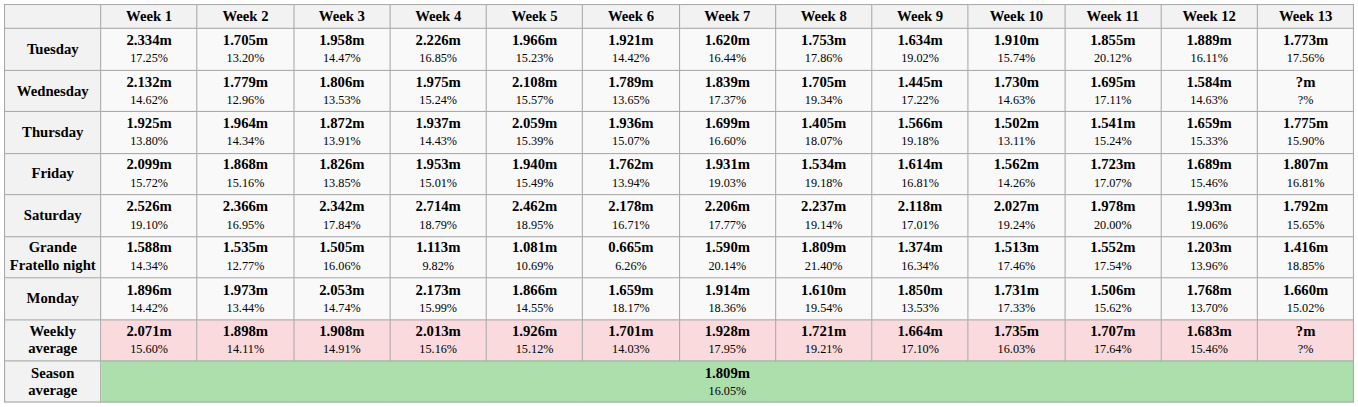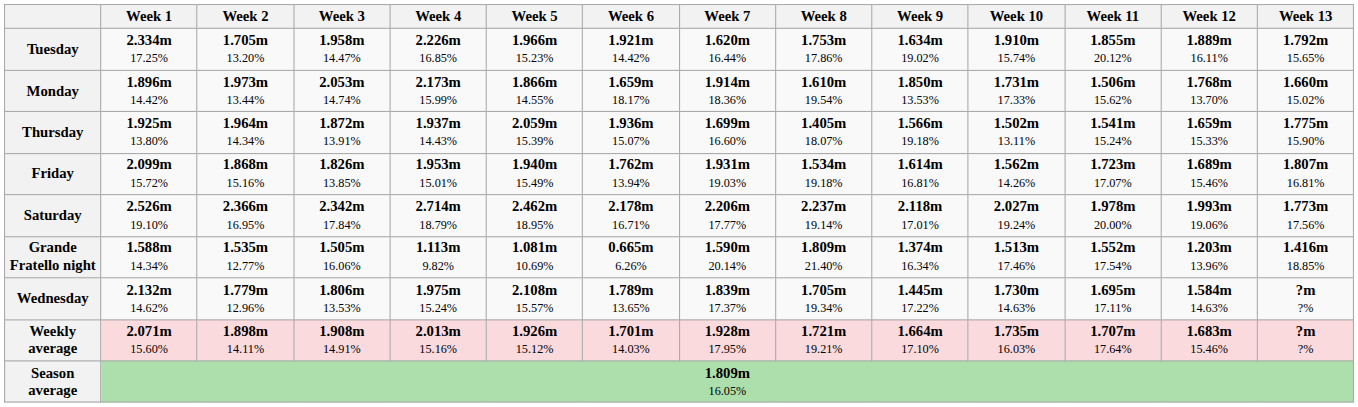(1306, 48) 1.773m 17.56% -> (1306, 48) 1.792m 15.65%
rows swapped: (53, 90) <-> (53, 298)
(1306, 214) 1.792m 15.65% -> (1306, 214) 1.773m 17.56%
